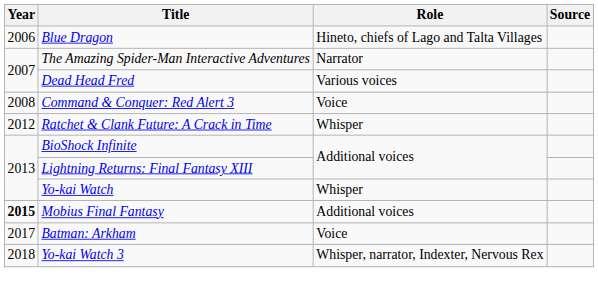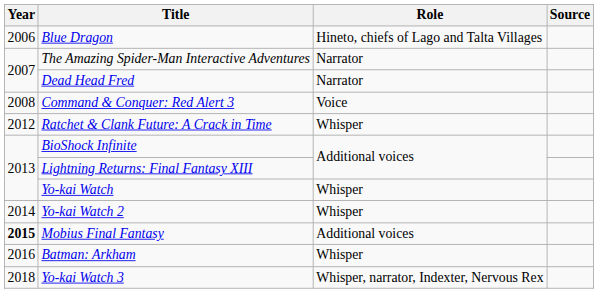(357, 80) Various voices -> (340, 80) Narrator
+ row: (83, 211)
(21, 233) 2017 -> (21, 255) 2016
(332, 233) Voice -> (340, 255) Whisper
